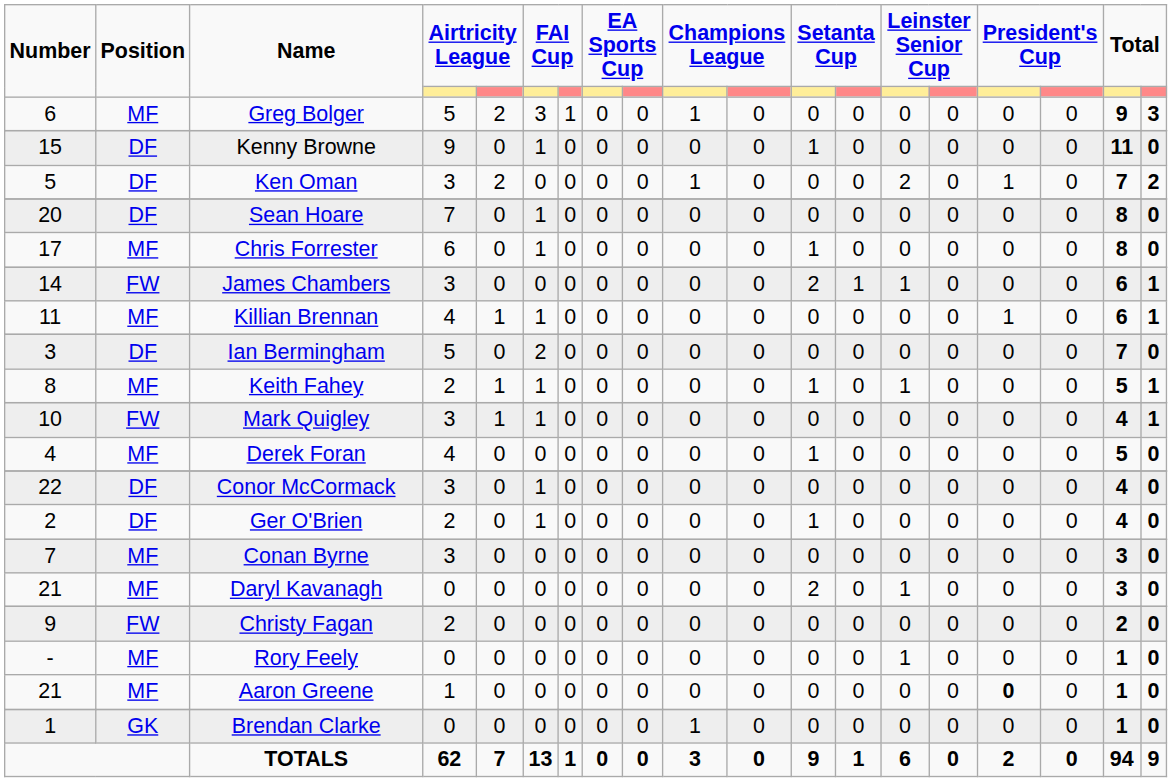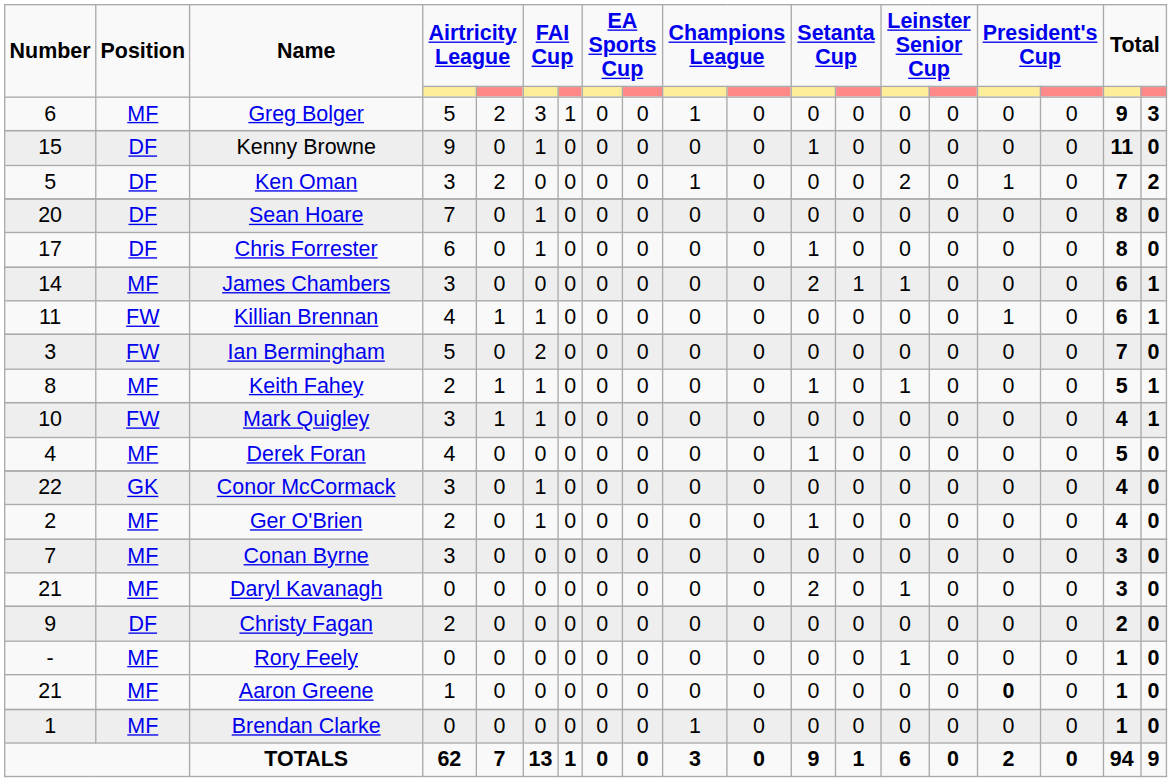(143, 249) MF -> (143, 249) DF
(143, 283) FW -> (143, 283) MF
(143, 317) MF -> (143, 317) FW
(143, 351) DF -> (143, 351) FW
(143, 487) DF -> (143, 487) GK
(143, 521) DF -> (143, 521) MF
(143, 623) FW -> (143, 623) DF
(143, 725) GK -> (143, 725) MF
